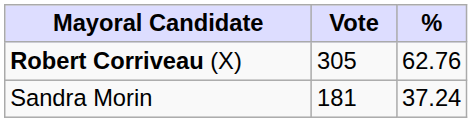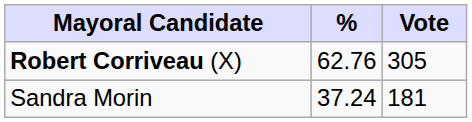columns swapped: (354, 23) <-> (432, 23)
